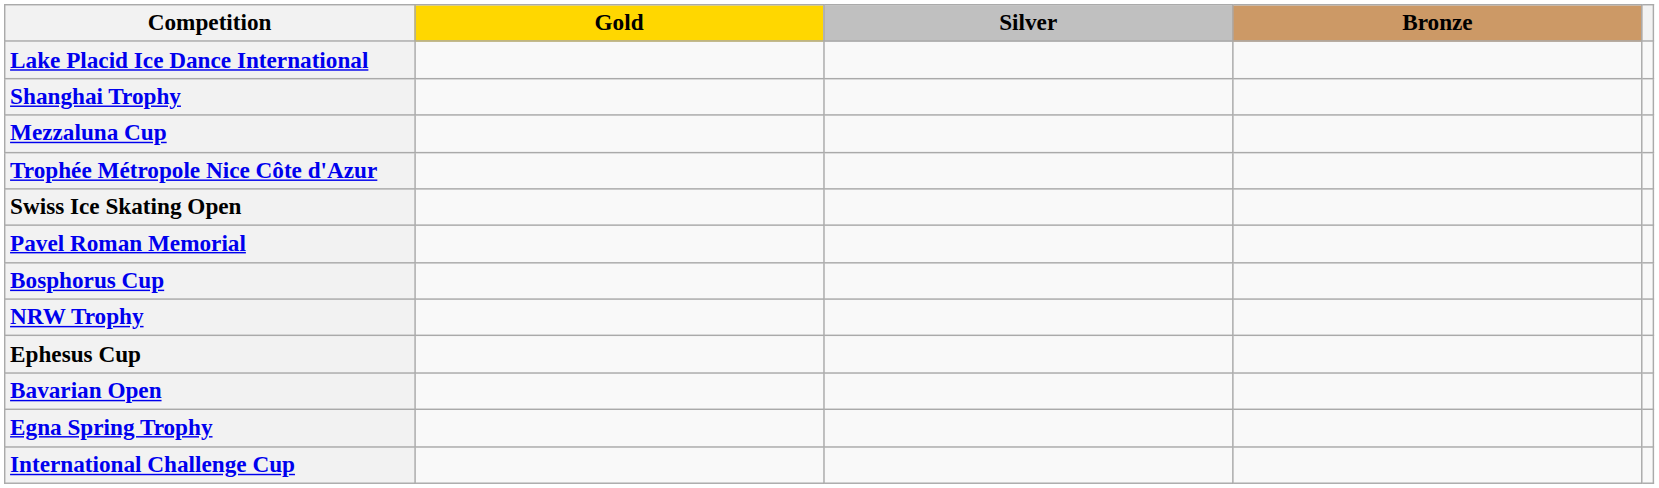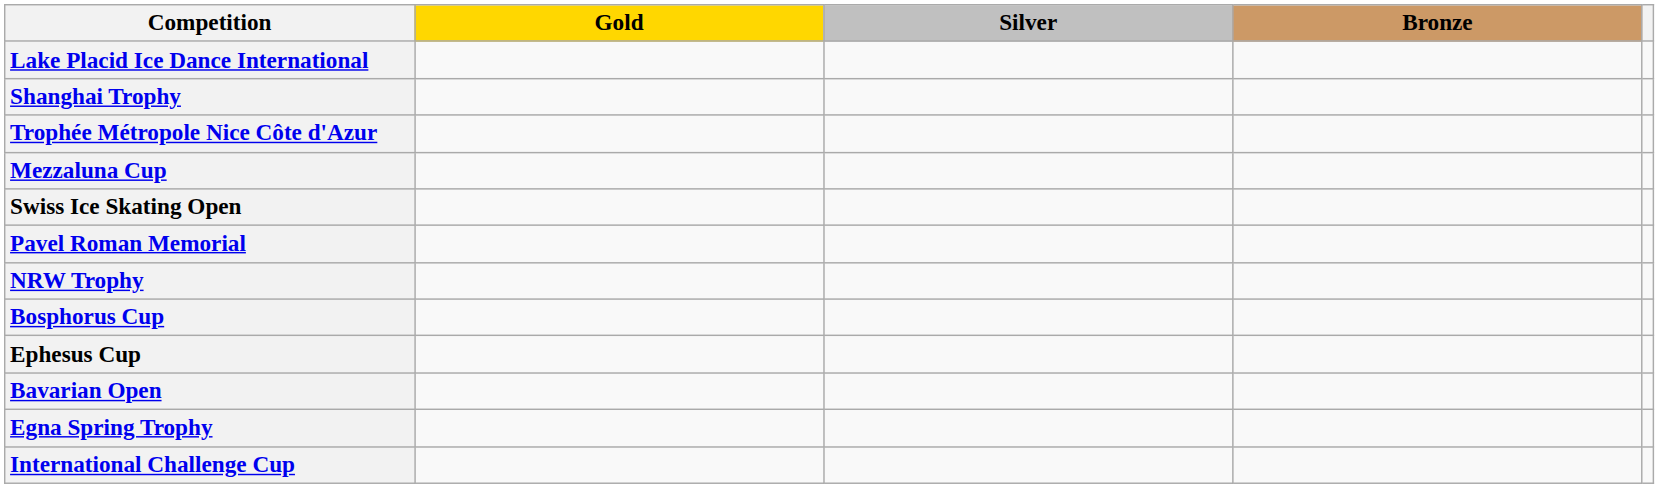rows swapped: (88, 133) <-> (194, 170)
rows swapped: (77, 317) <-> (87, 280)
